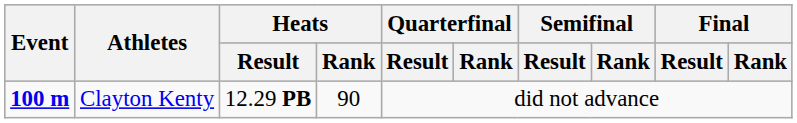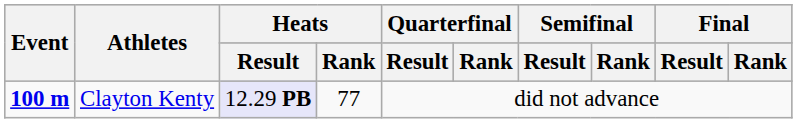(268, 99) no background -> (268, 99) lavender background
(349, 99) 90 -> (349, 99) 77
